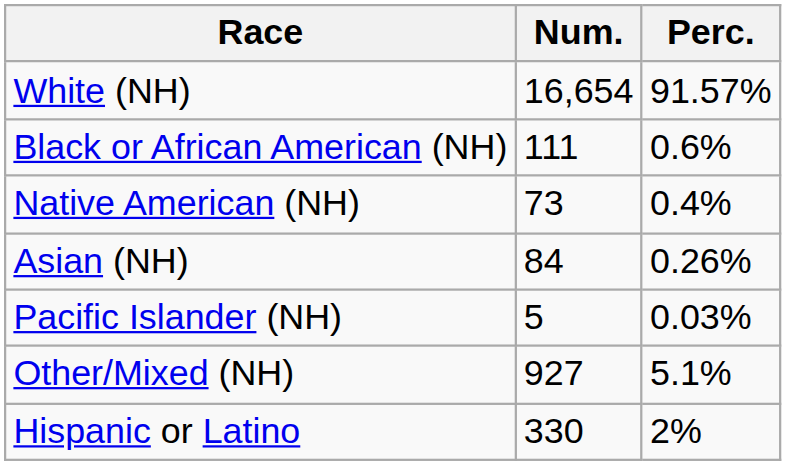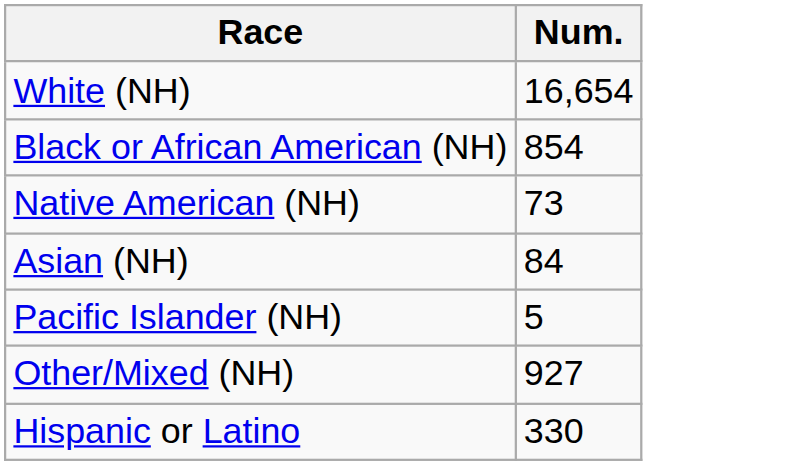- column: (711, 32)
(551, 146) 111 -> (554, 146) 854
